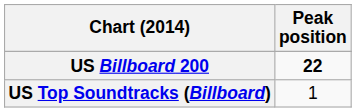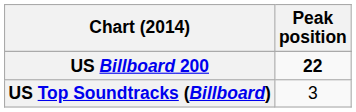(313, 93) 1 -> (313, 93) 3
